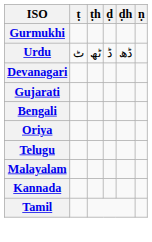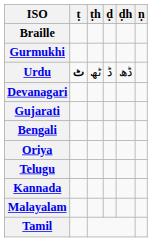+ row: (37, 33)
(79, 53) normal -> (79, 72) bold
rows swapped: (37, 188) <-> (37, 169)
